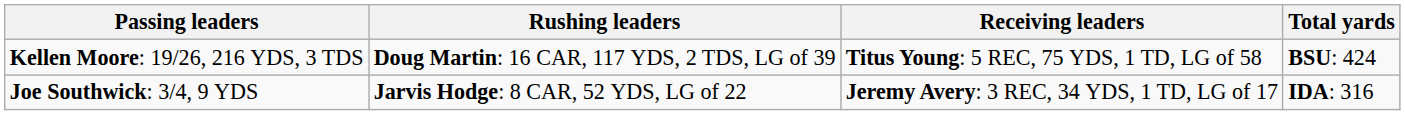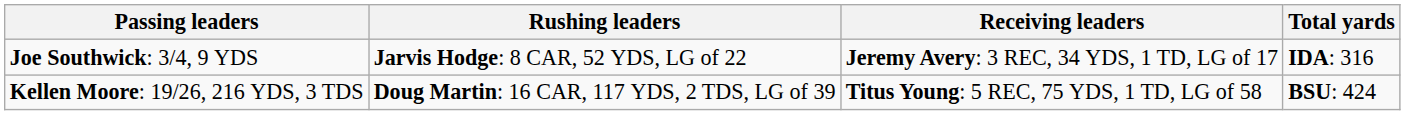rows swapped: (187, 57) <-> (134, 92)
